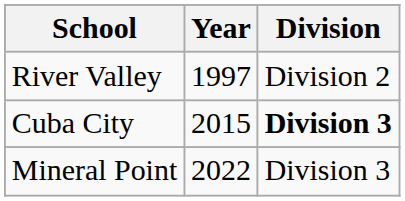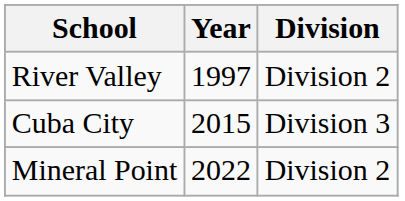(328, 123) bold -> (327, 123) normal
(327, 170) Division 3 -> (327, 170) Division 2
